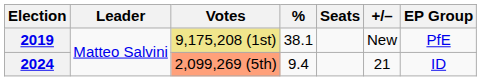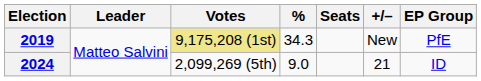(298, 40) 38.1 -> (298, 40) 34.3
(226, 64) lightsalmon background -> (226, 64) no background
(298, 64) 9.4 -> (298, 64) 9.0
